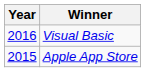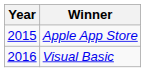rows swapped: (90, 56) <-> (78, 35)
